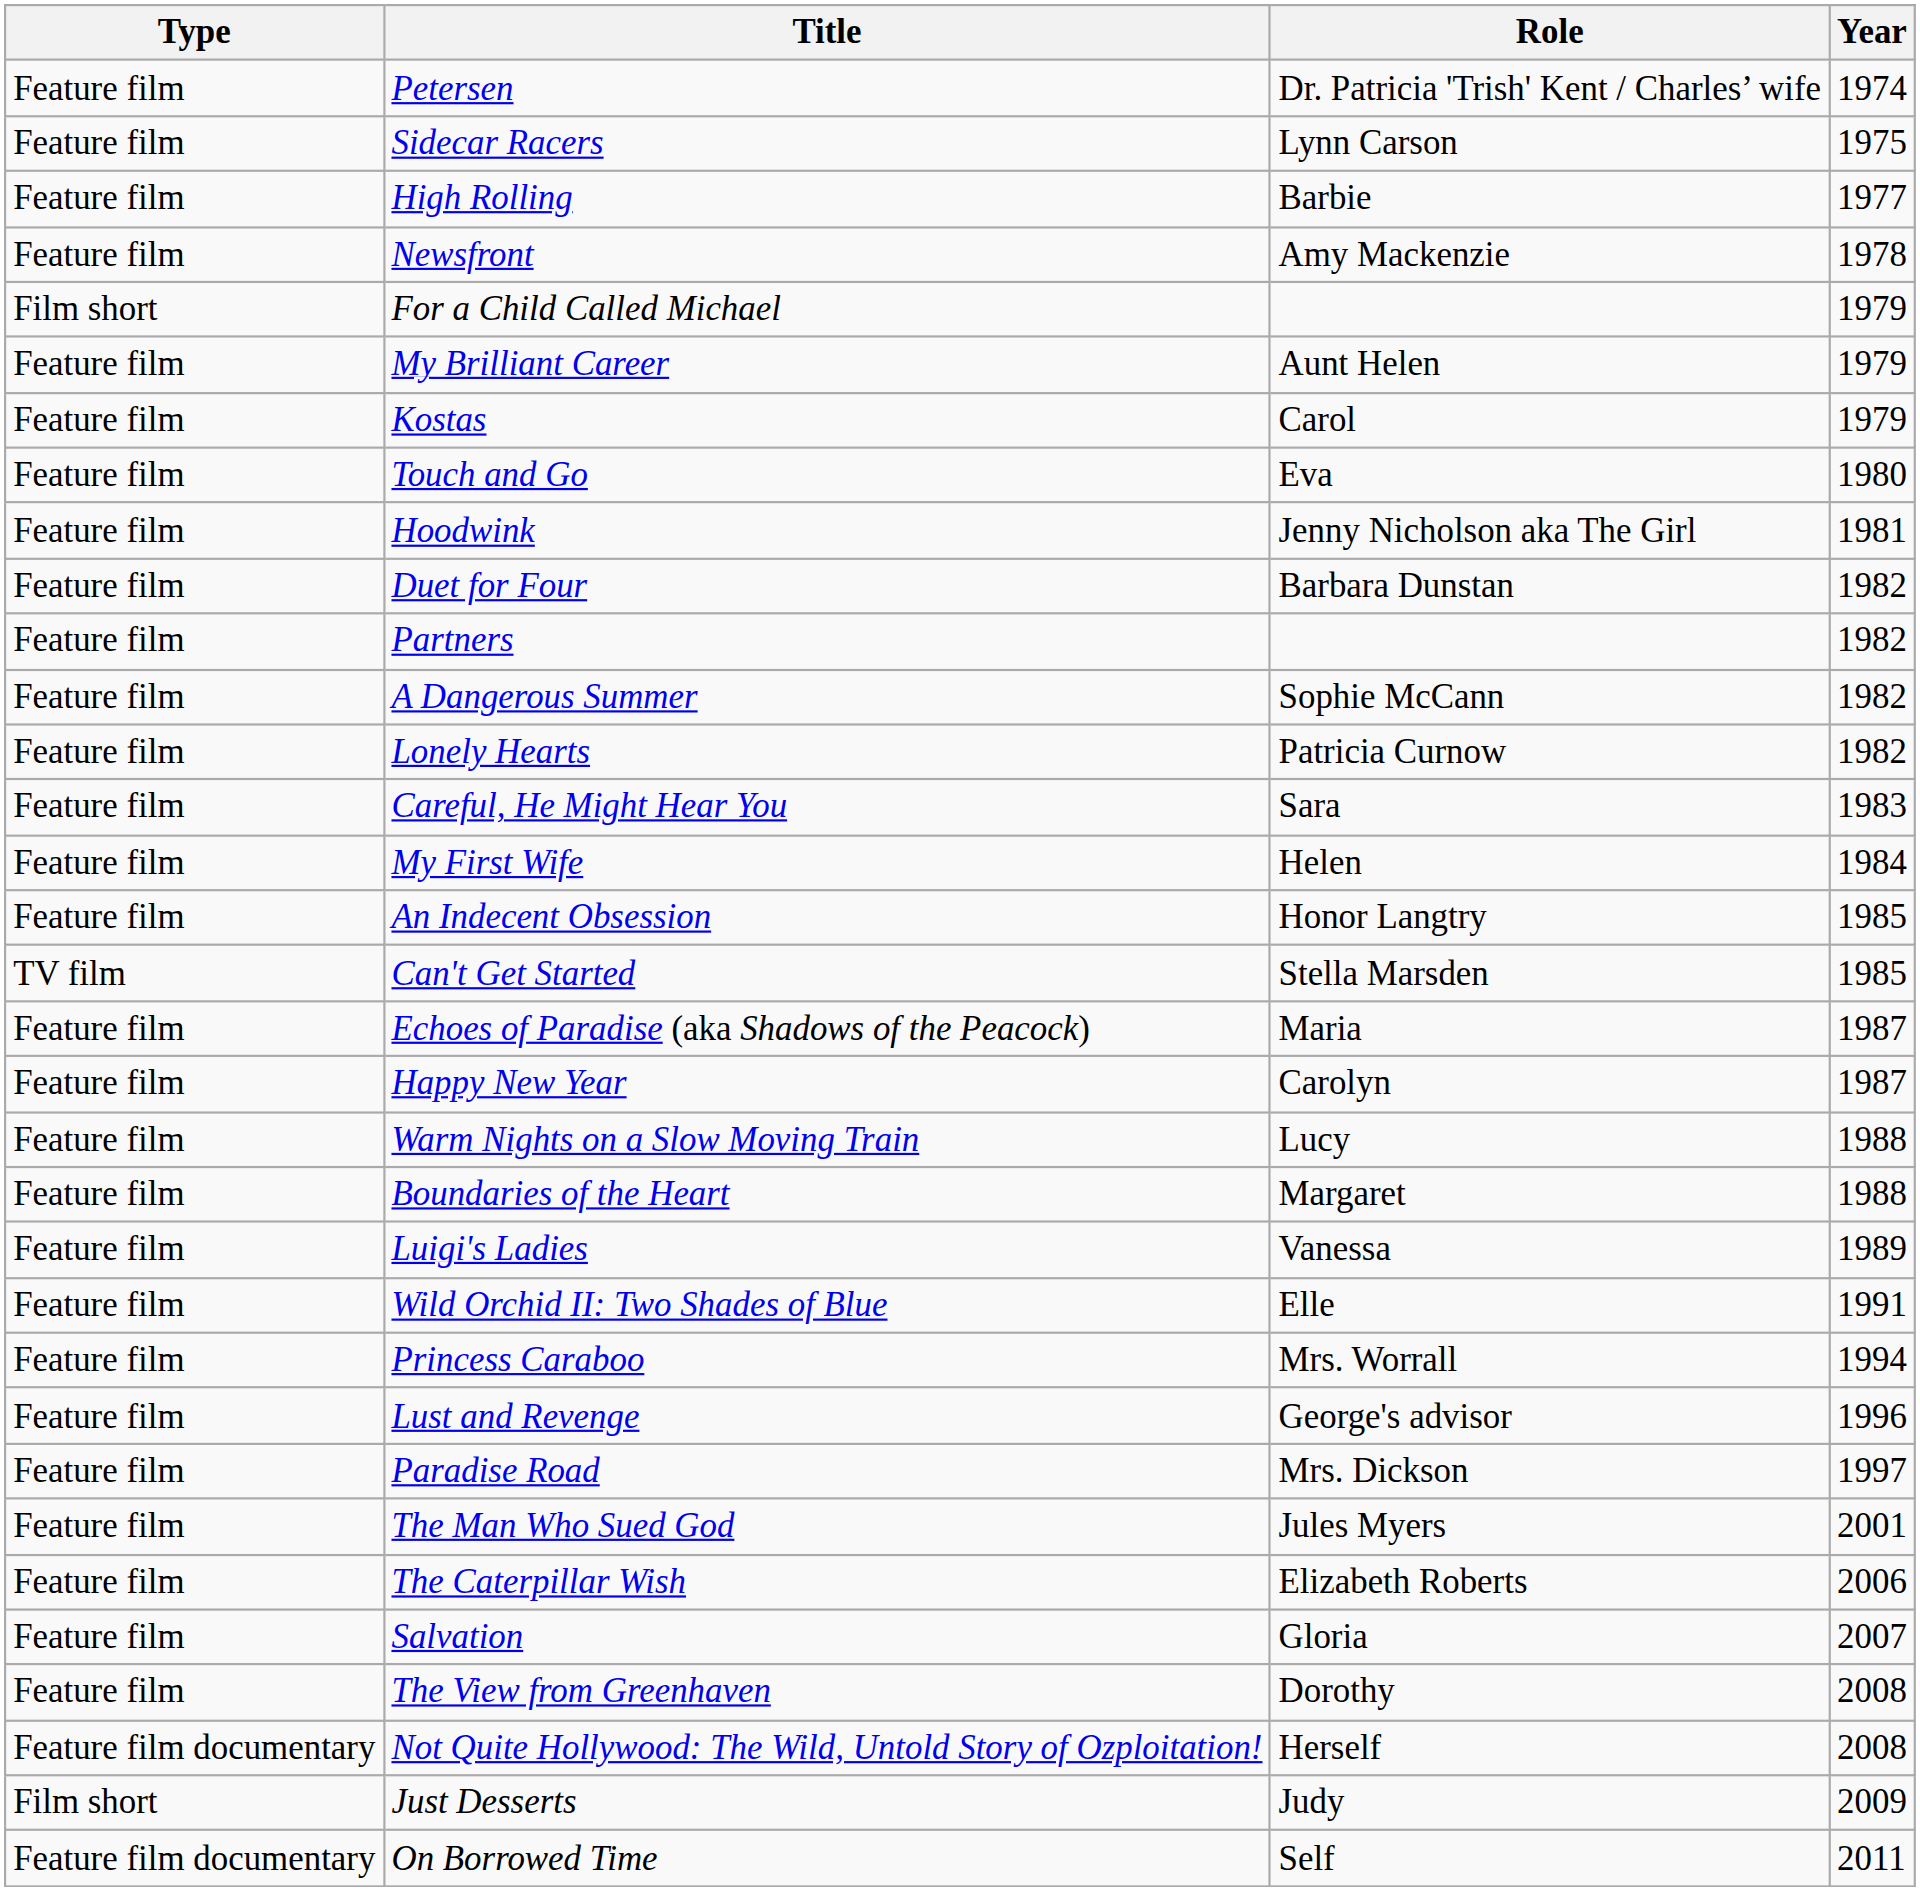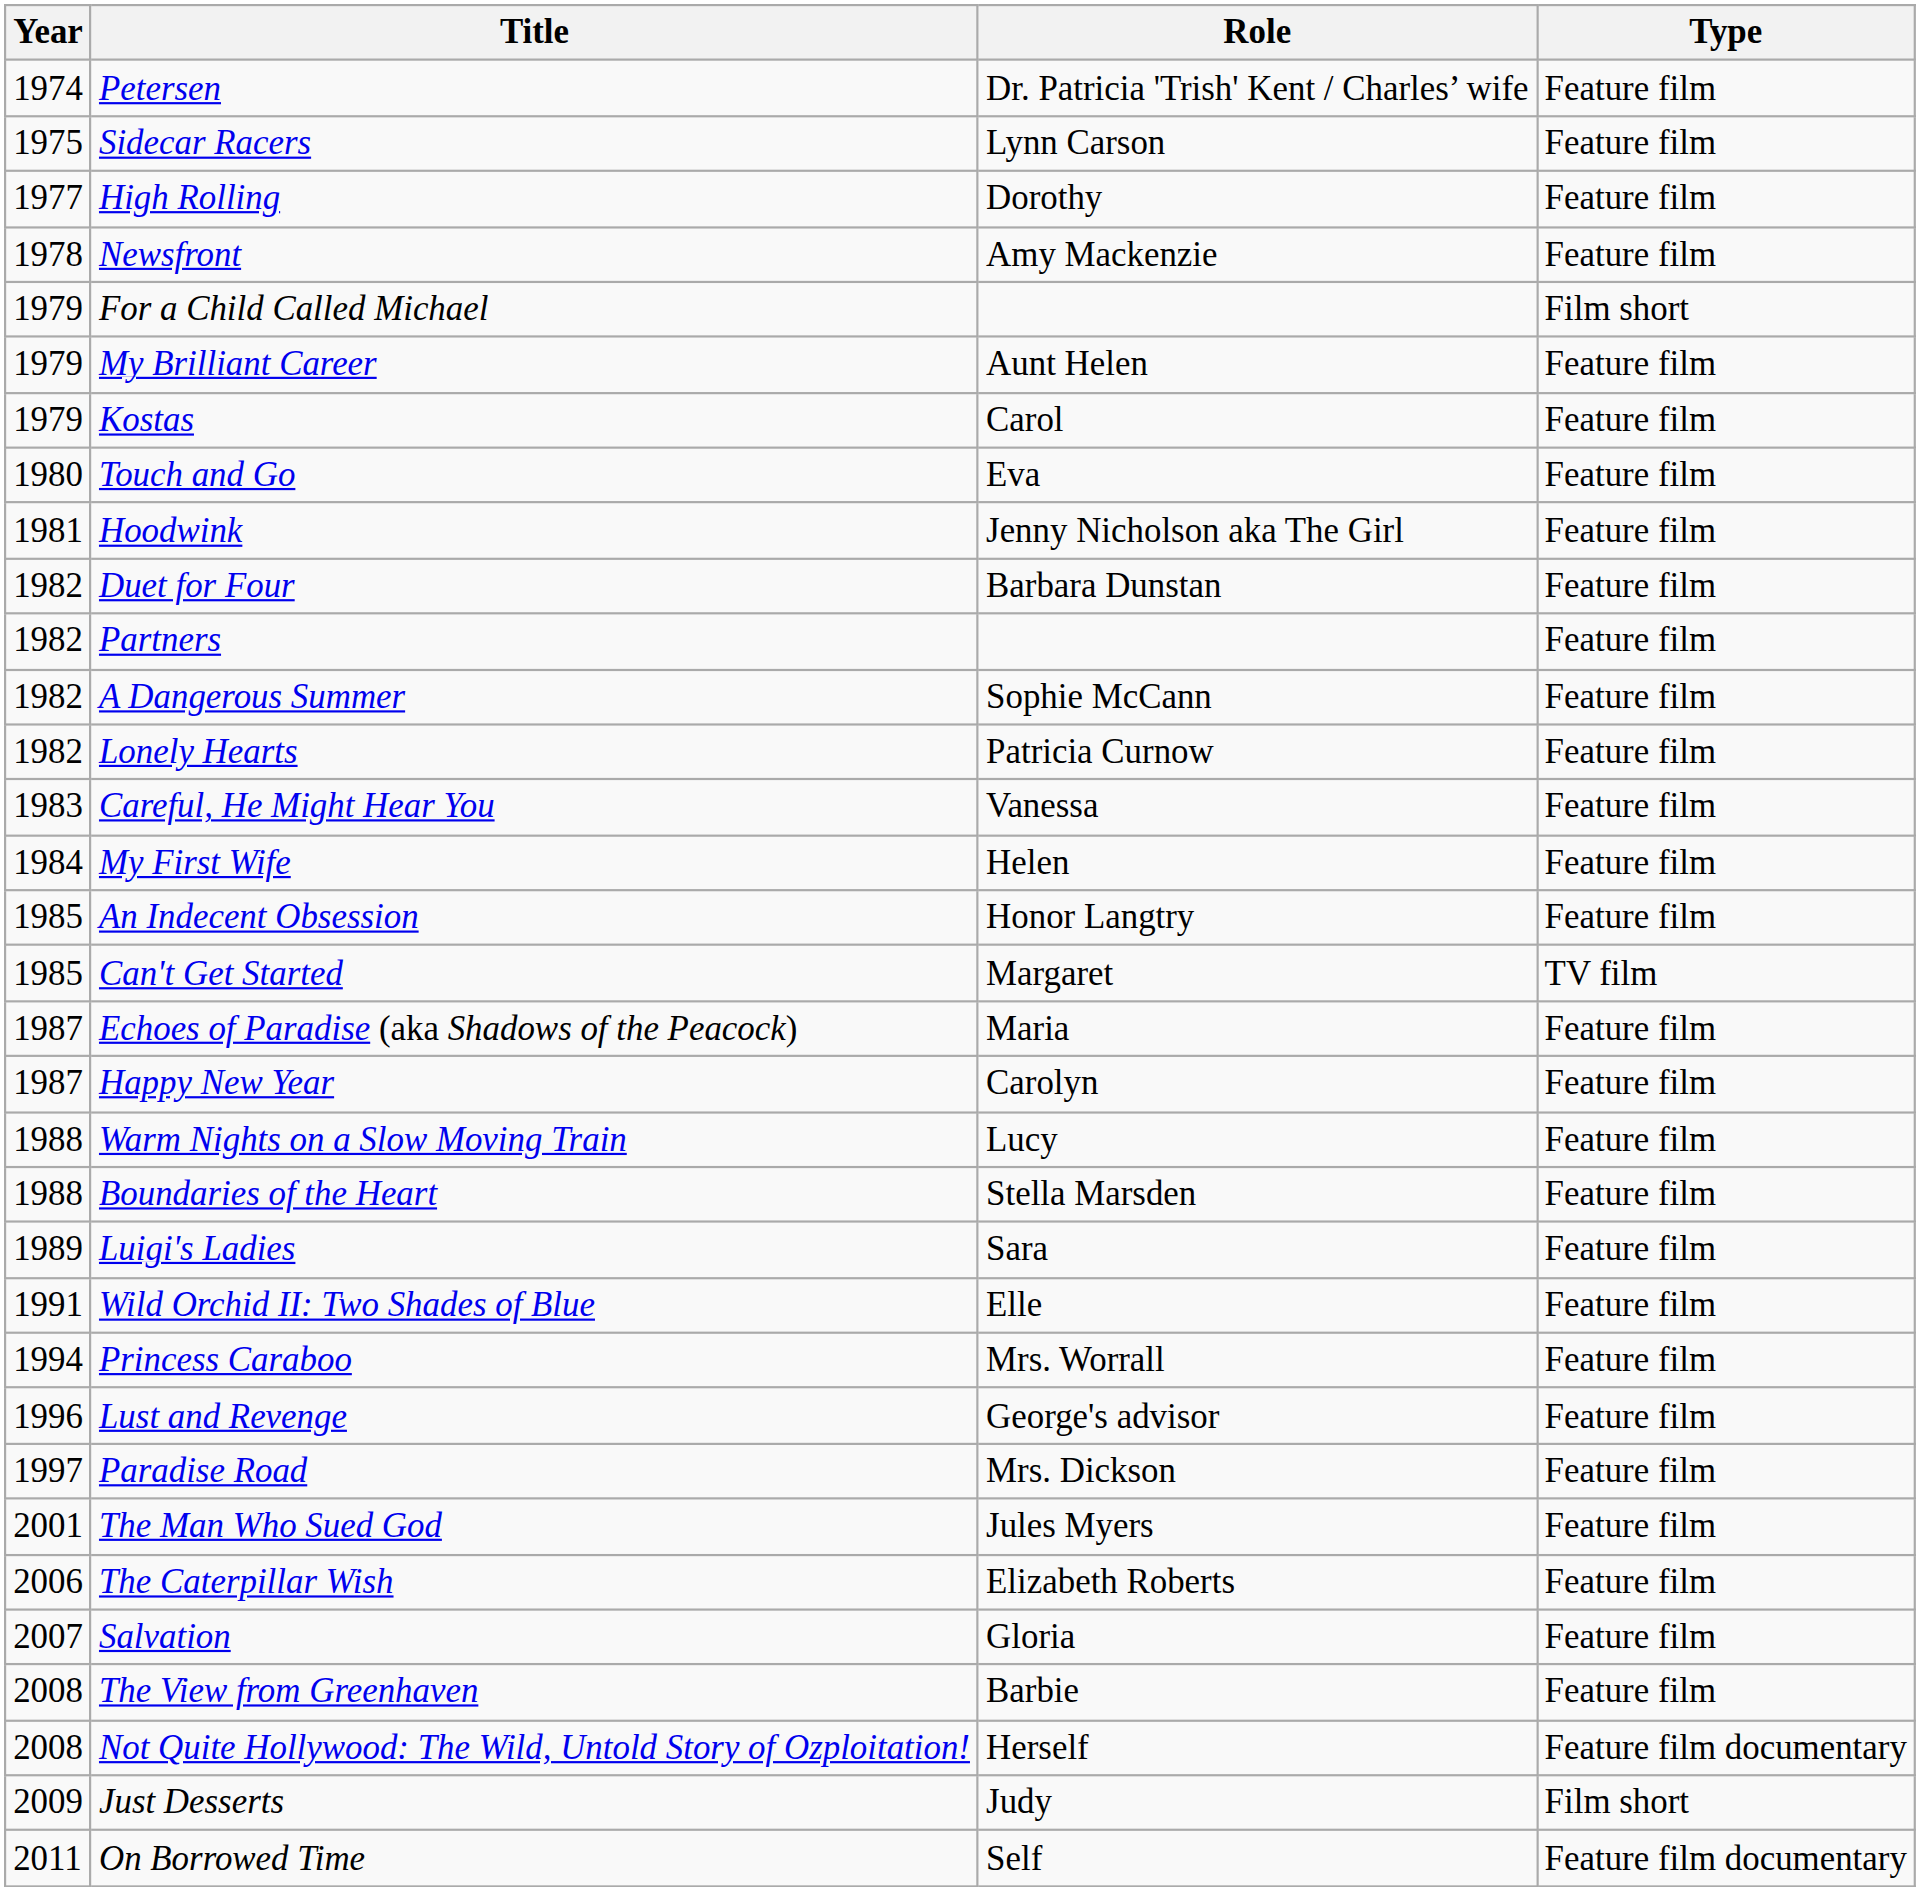columns swapped: (1872, 32) <-> (194, 32)
(1325, 198) Barbie -> (1044, 198) Dorothy
(1310, 806) Sara -> (1042, 806) Vanessa
(1384, 972) Stella Marsden -> (1050, 972) Margaret
(1342, 1193) Margaret -> (1091, 1193) Stella Marsden
(1335, 1249) Vanessa -> (1017, 1249) Sara
(1337, 1691) Dorothy -> (1033, 1691) Barbie
